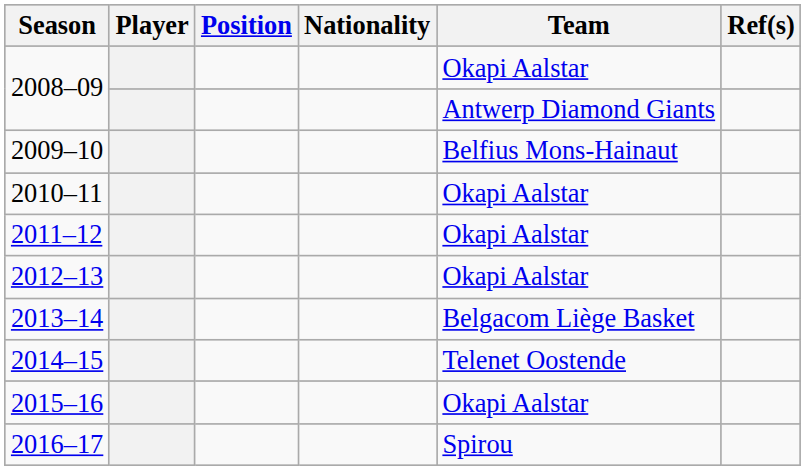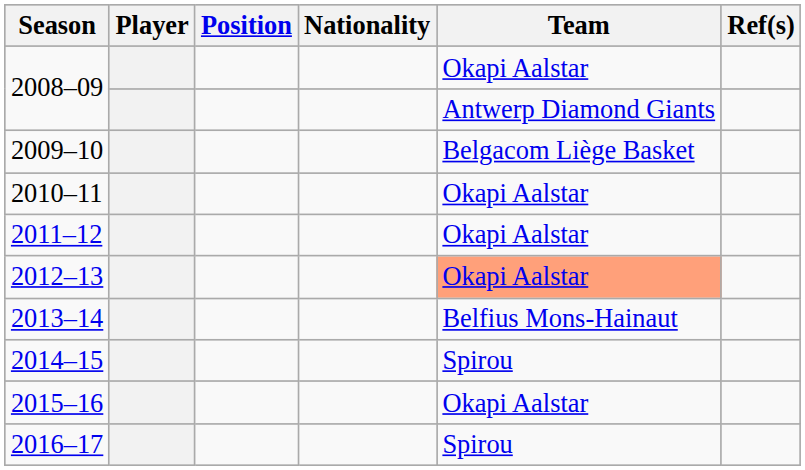(560, 151) Belfius Mons-Hainaut -> (568, 151) Belgacom Liège Basket
(515, 276) no background -> (515, 276) lightsalmon background
(568, 318) Belgacom Liège Basket -> (560, 318) Belfius Mons-Hainaut
(534, 360) Telenet Oostende -> (478, 360) Spirou
